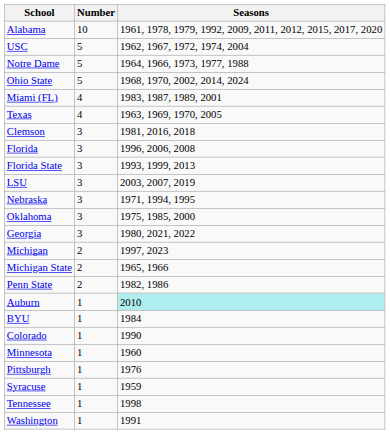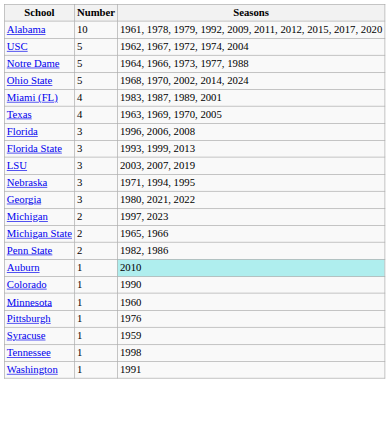- row: (26, 132)
- row: (29, 217)
- row: (18, 319)
